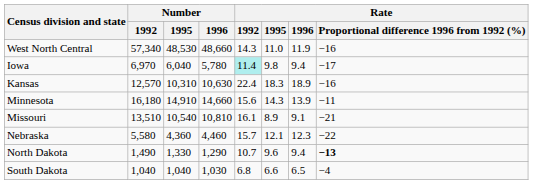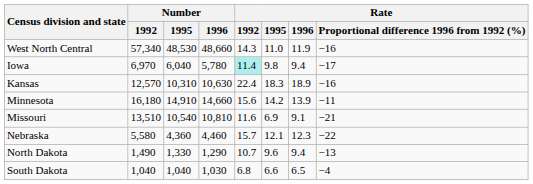(274, 100) 14.3 -> (274, 100) 14.2
(247, 118) 16.1 -> (246, 118) 11.6
(271, 118) 8.9 -> (271, 118) 6.9
(327, 153) bold -> (327, 153) normal
